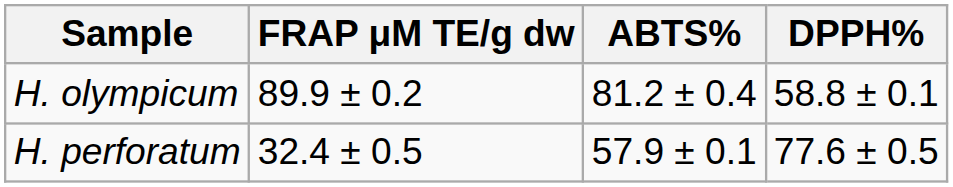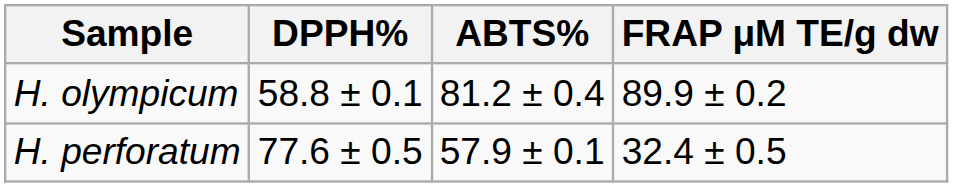columns swapped: (856, 33) <-> (416, 33)
